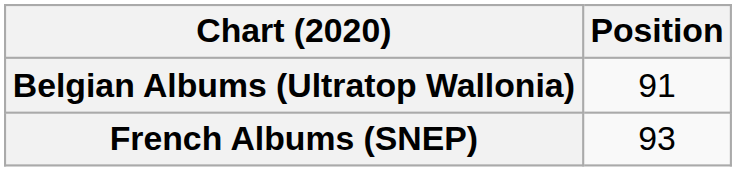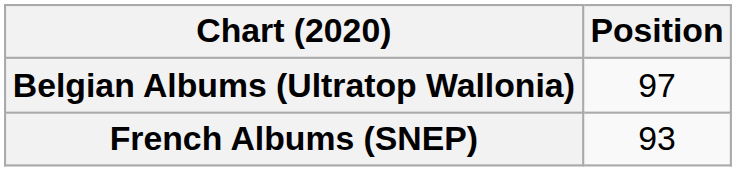(657, 84) 91 -> (657, 84) 97
